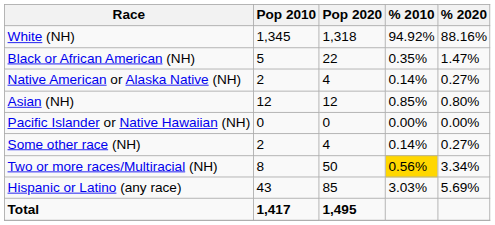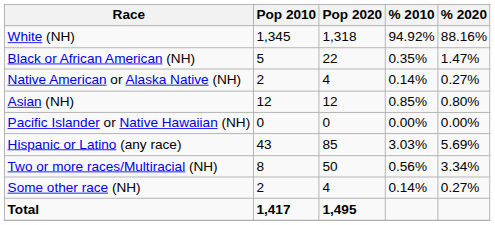rows swapped: (74, 144) <-> (94, 187)
(408, 166) gold background -> (408, 166) no background
